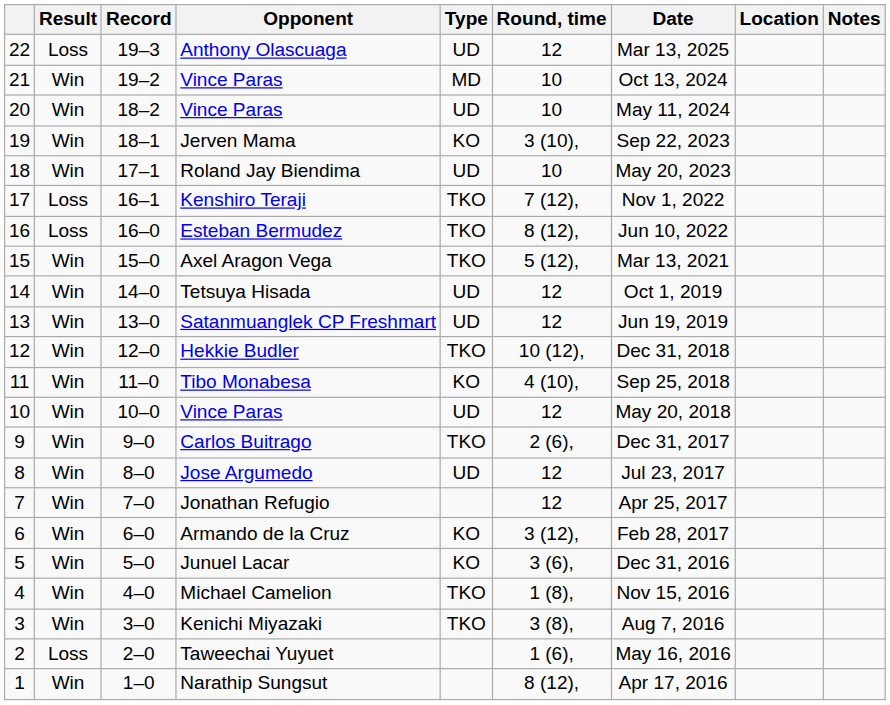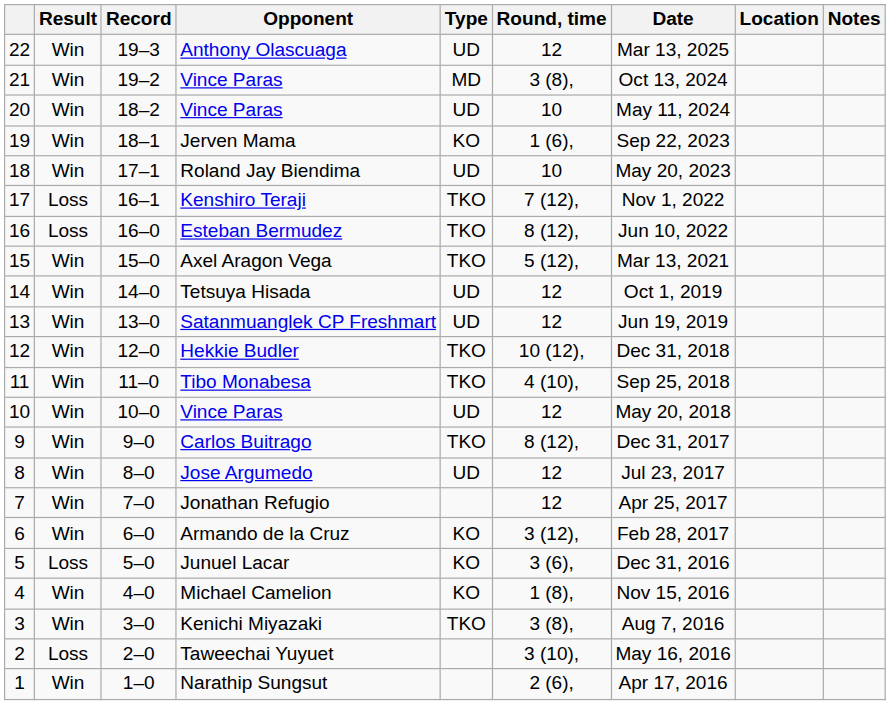(68, 49) Loss -> (68, 49) Win
(552, 79) 10 -> (552, 79) 3 (8),
(552, 140) 3 (10), -> (552, 140) 1 (6),
(466, 381) KO -> (466, 381) TKO
(552, 442) 2 (6), -> (552, 442) 8 (12),
(68, 563) Win -> (68, 563) Loss
(466, 593) TKO -> (466, 593) KO
(552, 653) 1 (6), -> (552, 653) 3 (10),
(552, 683) 8 (12), -> (552, 683) 2 (6),
